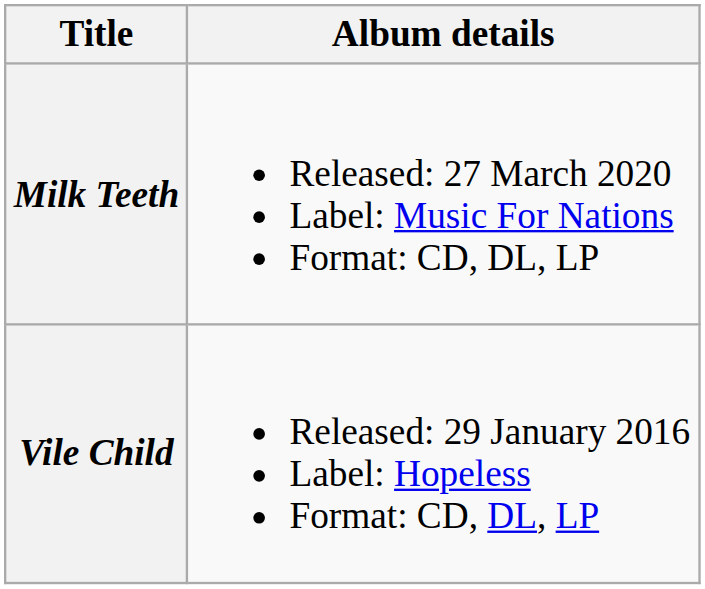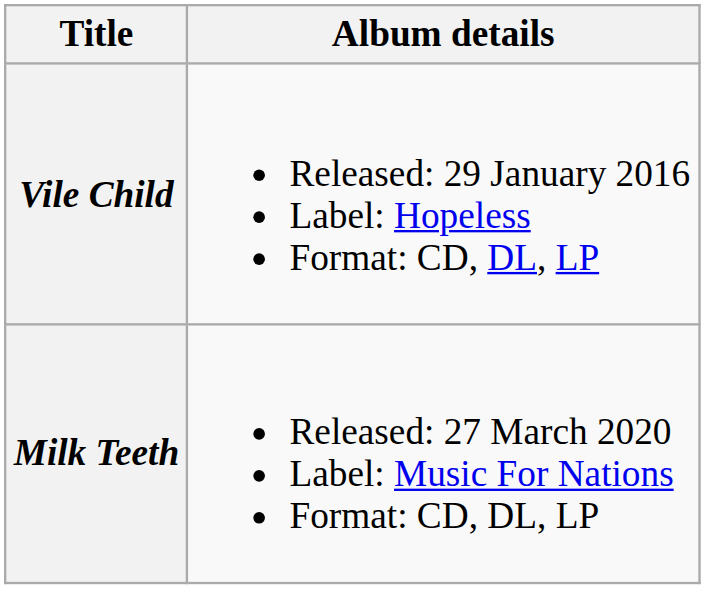rows swapped: (96, 452) <-> (96, 193)
